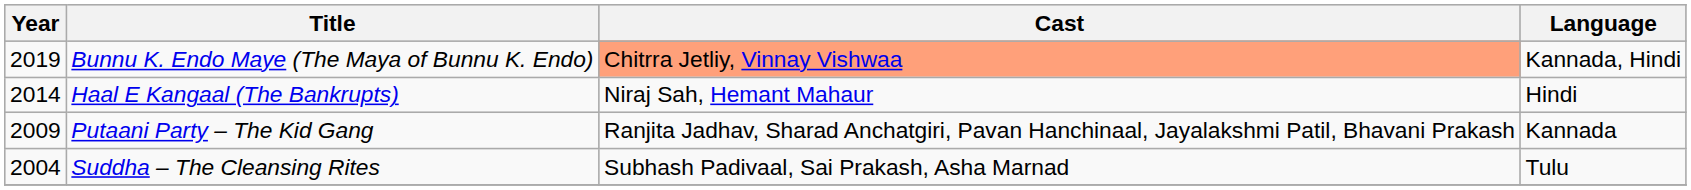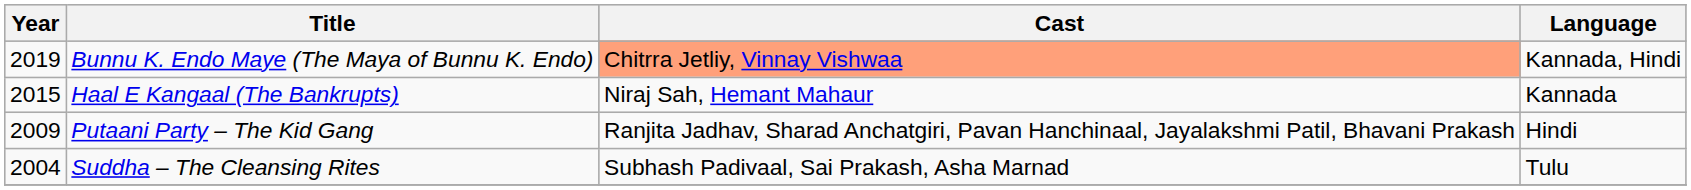(35, 95) 2014 -> (35, 95) 2015
(1551, 95) Hindi -> (1571, 95) Kannada
(1571, 131) Kannada -> (1551, 131) Hindi
